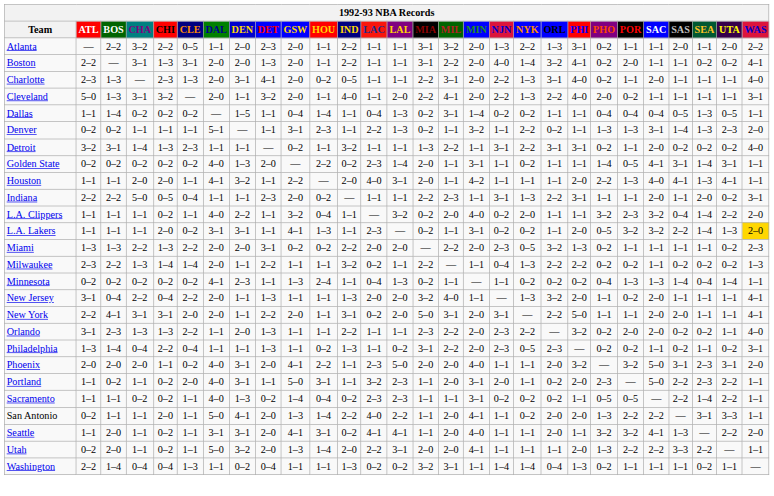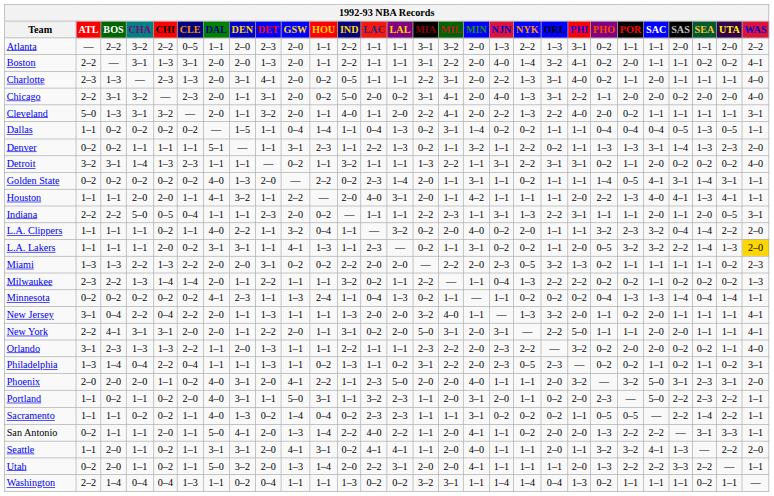+ row: (24, 97)
(114, 113) 1–4 -> (114, 130) 0–2
(729, 197) 0–2 -> (729, 214) 0–5
